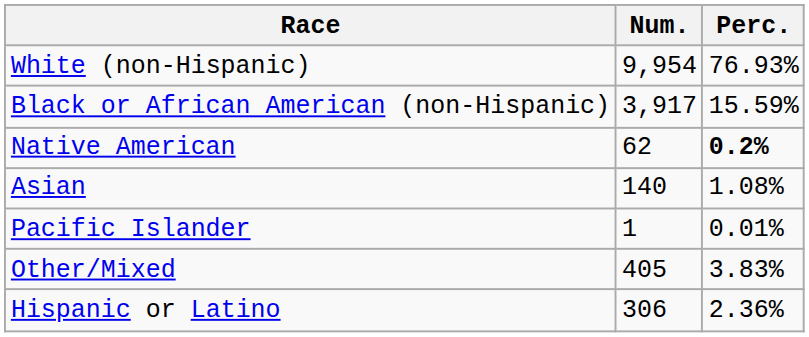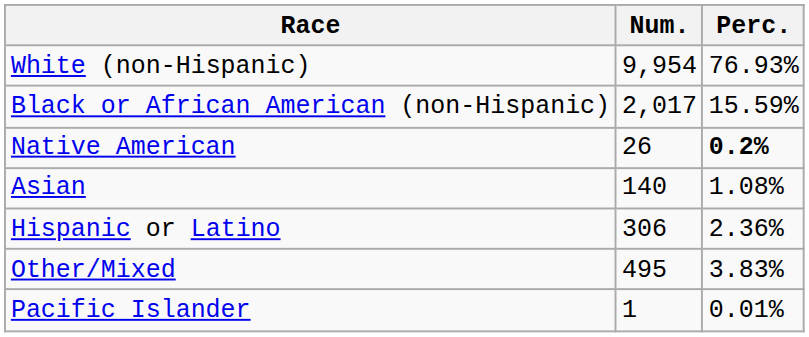(659, 107) 3,917 -> (659, 107) 2,017
(637, 147) 62 -> (637, 147) 26
rows swapped: (131, 229) <-> (146, 310)
(644, 269) 405 -> (644, 269) 495
